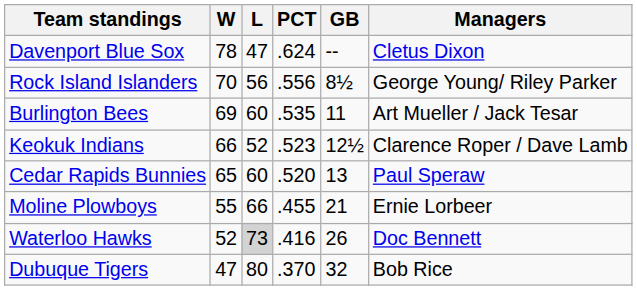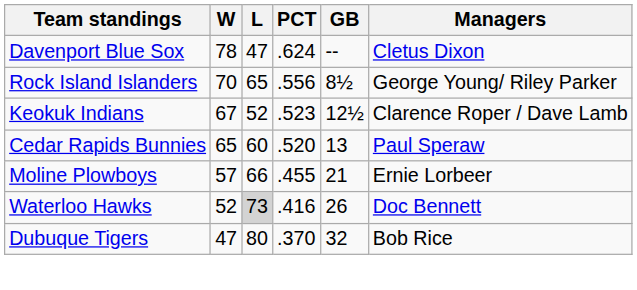(257, 82) 56 -> (257, 82) 65
- row: (79, 113)
(226, 144) 66 -> (226, 113) 67
(226, 207) 55 -> (226, 176) 57
